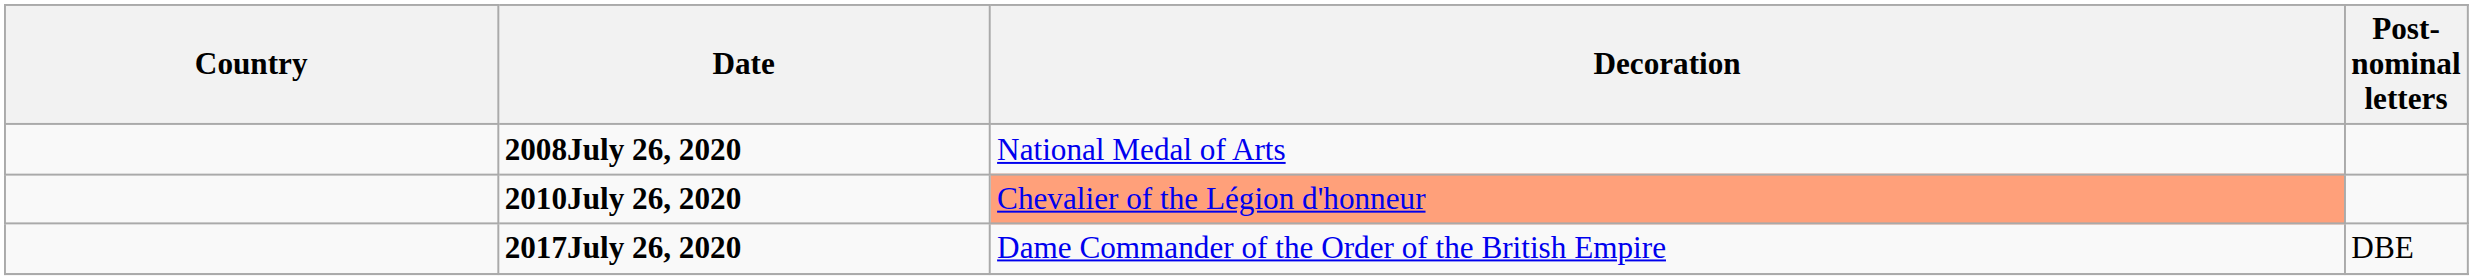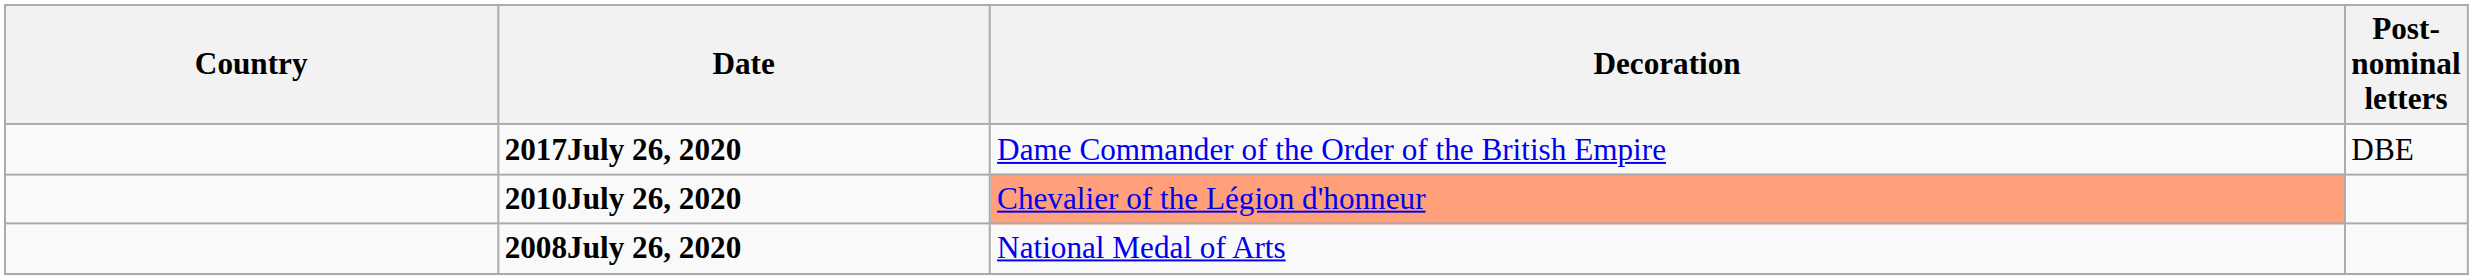rows swapped: (623, 148) <-> (623, 247)
